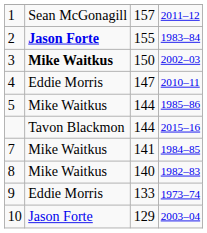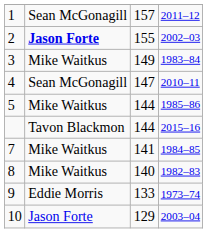(180, 37) 1983–84 -> (180, 37) 2002–03
(71, 60) bold -> (68, 60) normal
(144, 60) 150 -> (144, 60) 149
(180, 60) 2002–03 -> (180, 60) 1983–84
(66, 82) Eddie Morris -> (78, 82) Sean McGonagill
